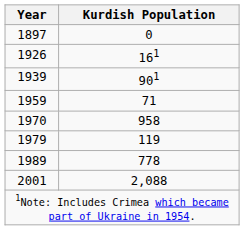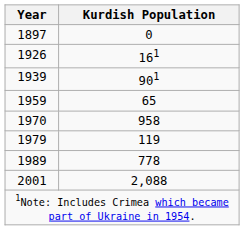(149, 101) 71 -> (149, 101) 65
